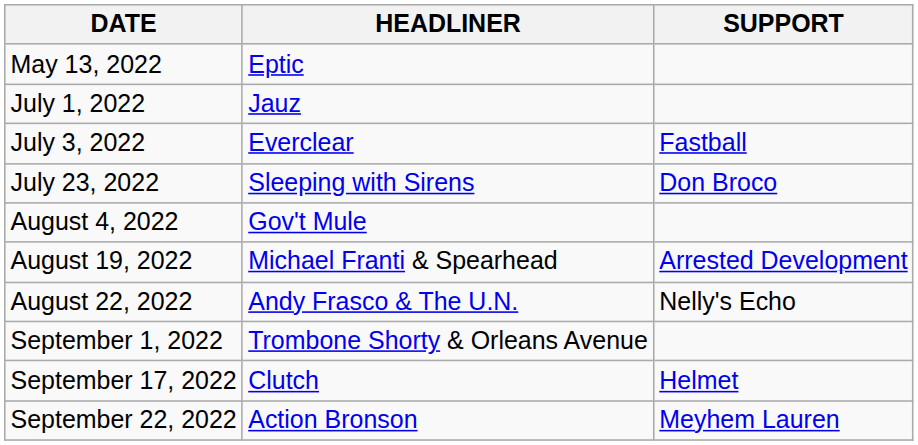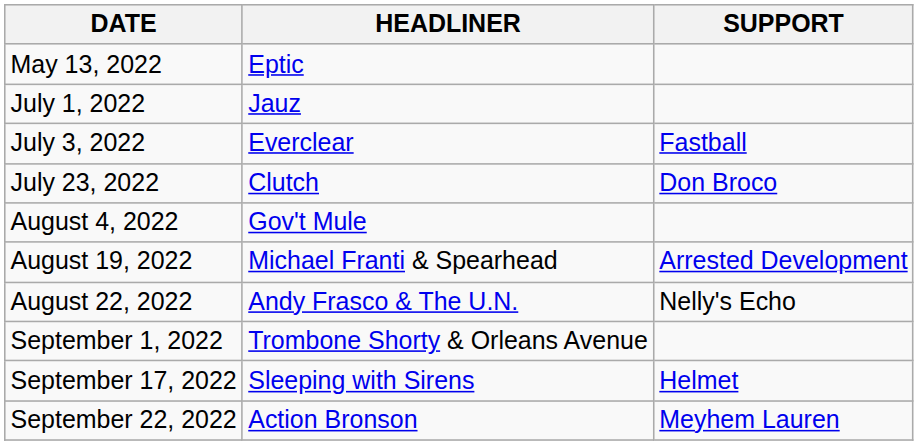(361, 182) Sleeping with Sirens -> (284, 182) Clutch
(284, 380) Clutch -> (361, 380) Sleeping with Sirens
